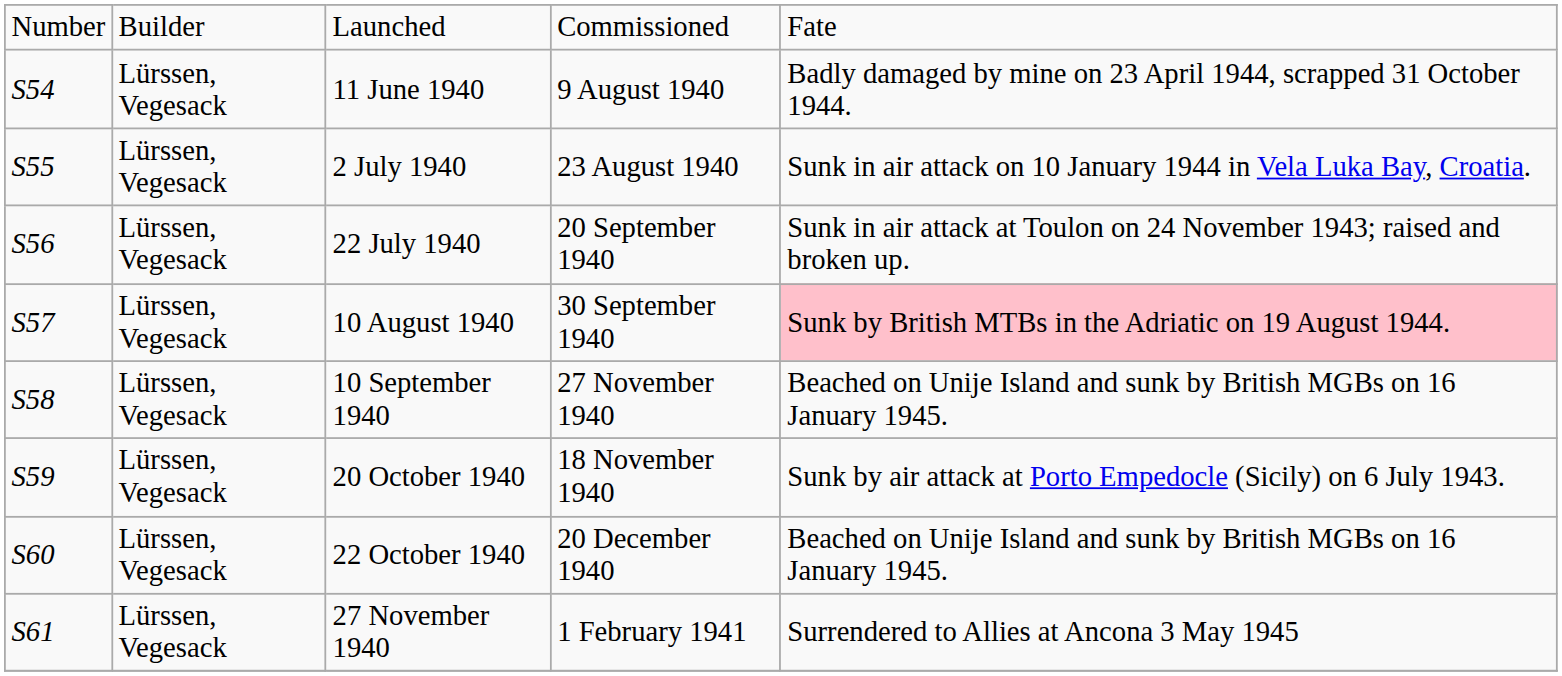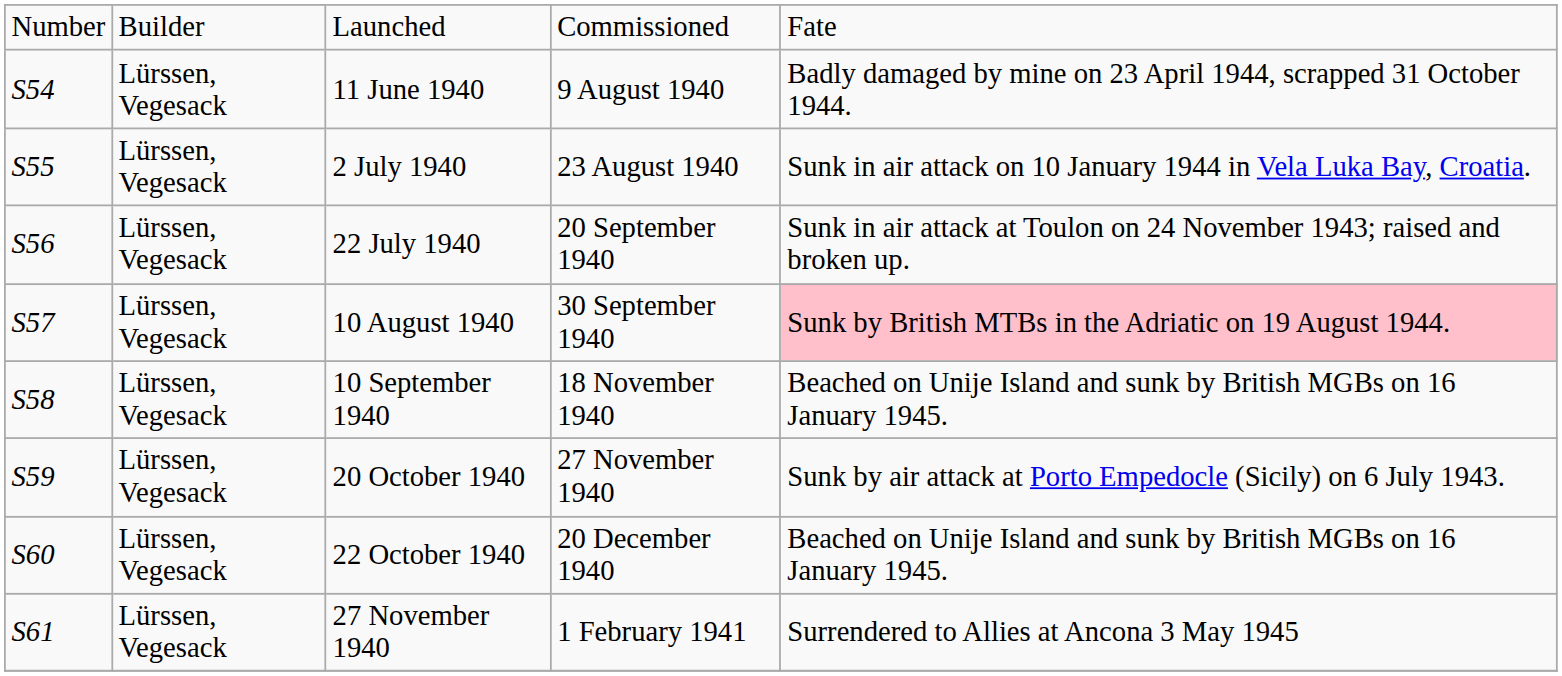(636, 399) 27 November 1940 -> (636, 399) 18 November 1940
(636, 476) 18 November 1940 -> (636, 476) 27 November 1940
